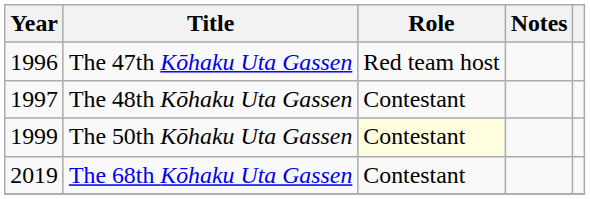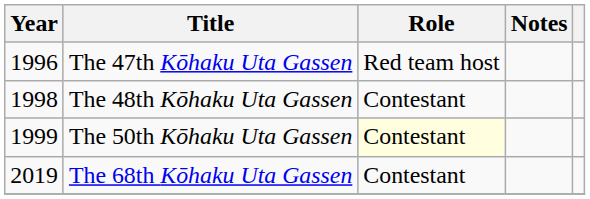(34, 99) 1997 -> (34, 99) 1998
